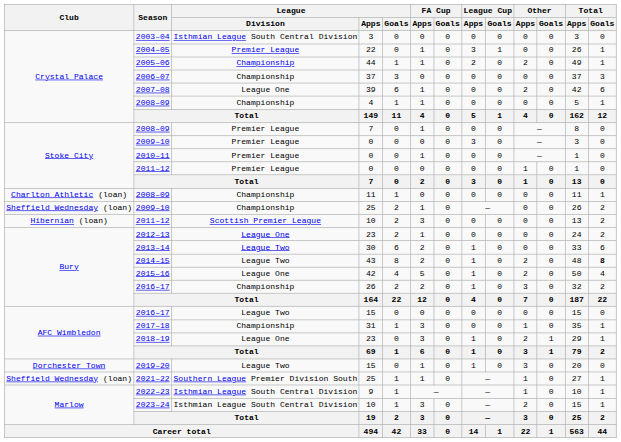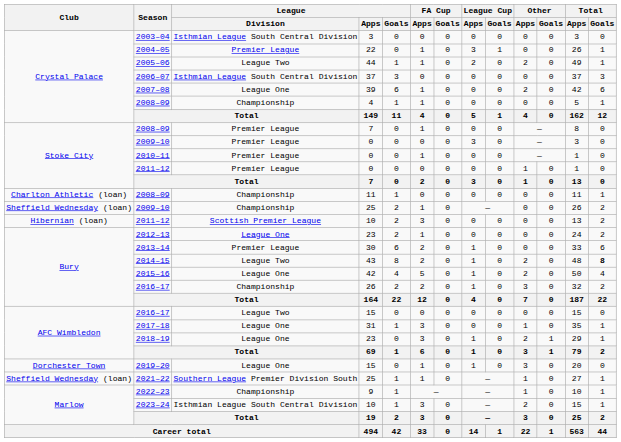(265, 63) Championship -> (265, 63) League Two
(265, 77) Championship -> (265, 77) Isthmian League South Central Division
(265, 247) League Two -> (265, 247) Premier League
(265, 326) Championship -> (265, 326) League One
(265, 366) League Two -> (265, 366) League One
(265, 392) Isthmian League South Central Division -> (265, 392) Championship
